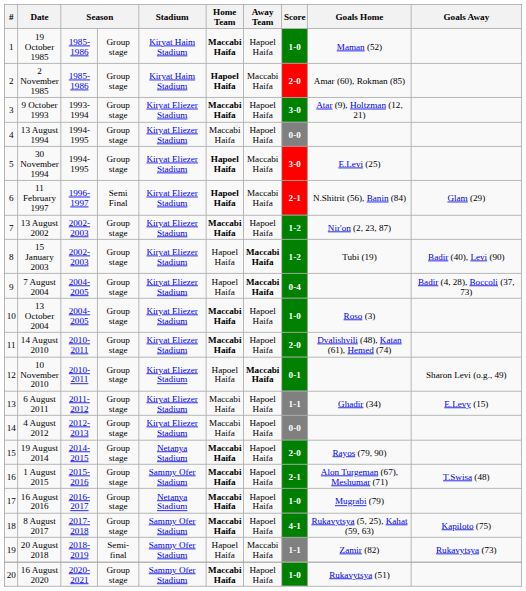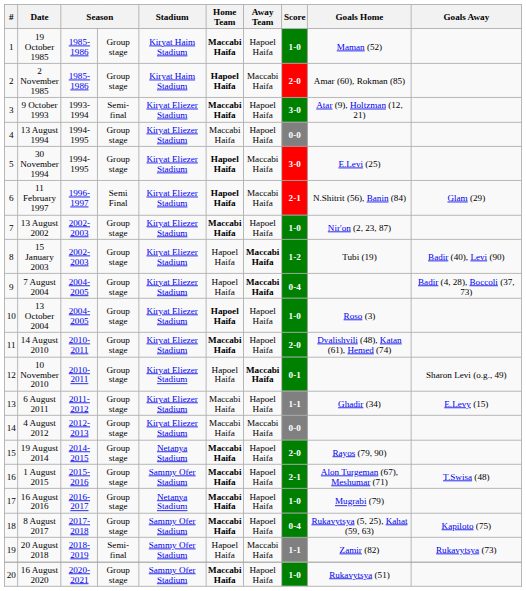(118, 110) Group stage -> (118, 110) Semi-final
(295, 227) 1-2 -> (295, 227) 1-0
(225, 315) Maccabi Haifa -> (225, 315) Hapoel Haifa
(263, 428) Hapoel Haifa -> (263, 428) Maccabi Haifa
(295, 525) 4-1 -> (295, 525) 0-4
